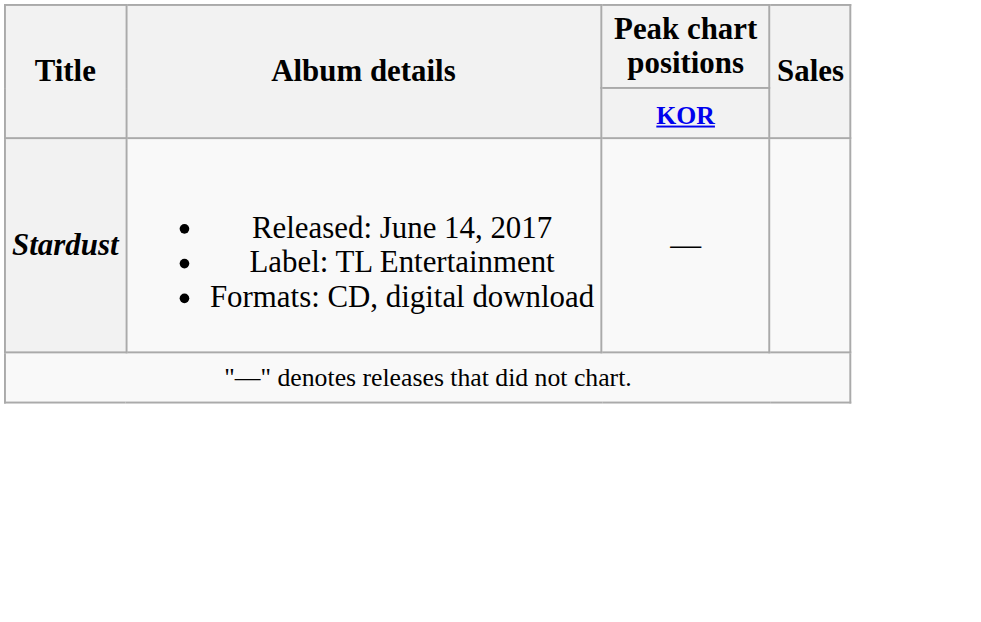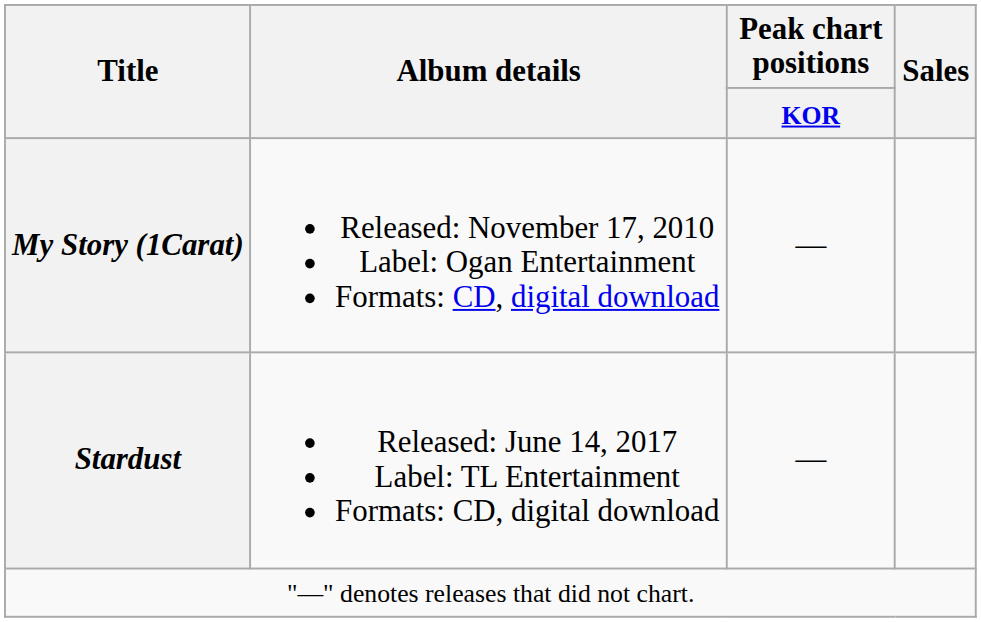+ row: (128, 244)
